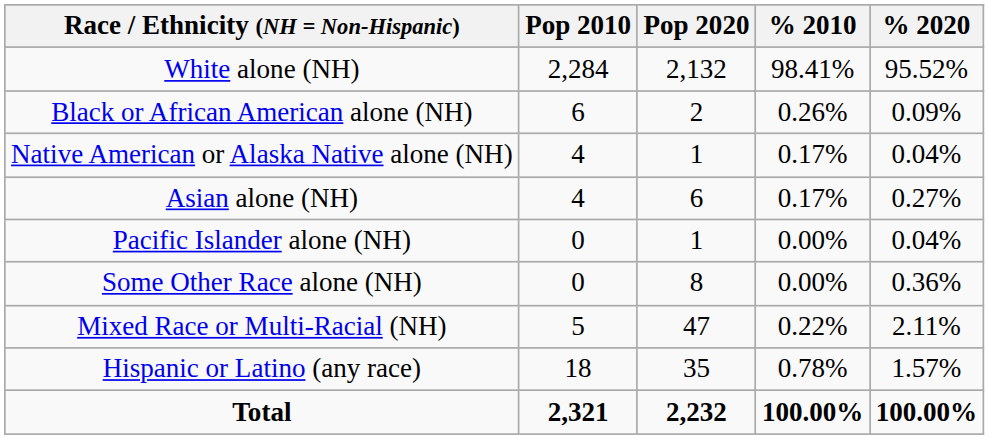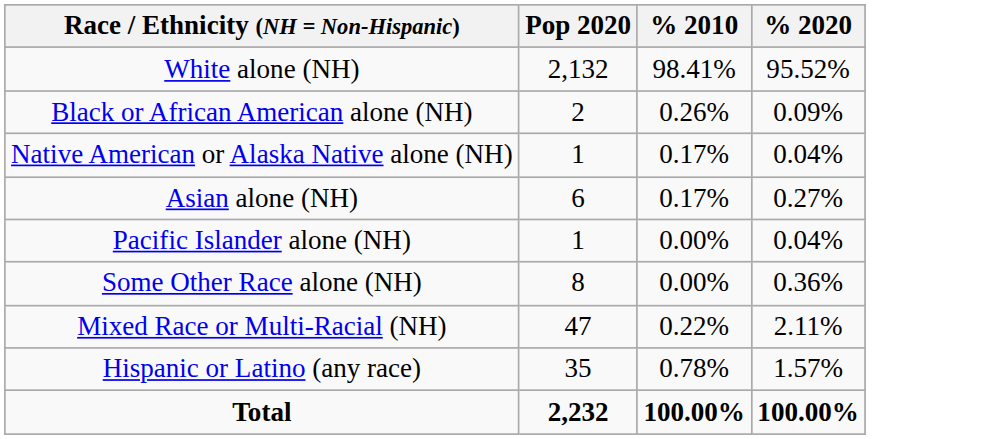- column: (578, 25)
